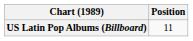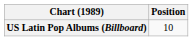(168, 28) 11 -> (168, 28) 10
